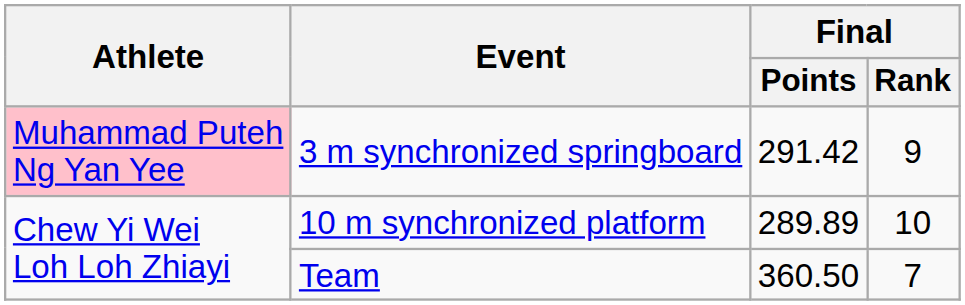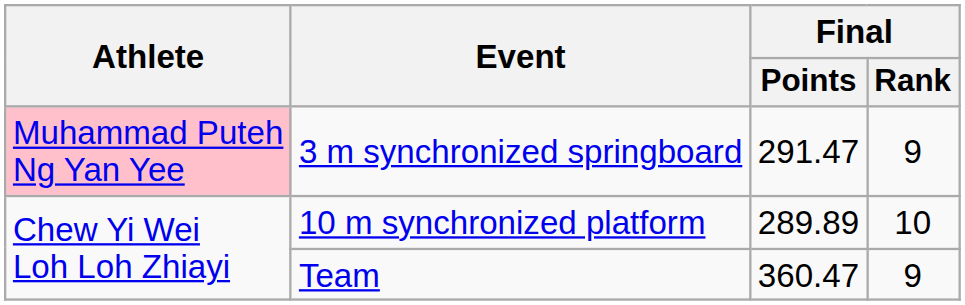(808, 152) 291.42 -> (808, 152) 291.47
(808, 275) 360.50 -> (808, 275) 360.47
(913, 275) 7 -> (913, 275) 9
